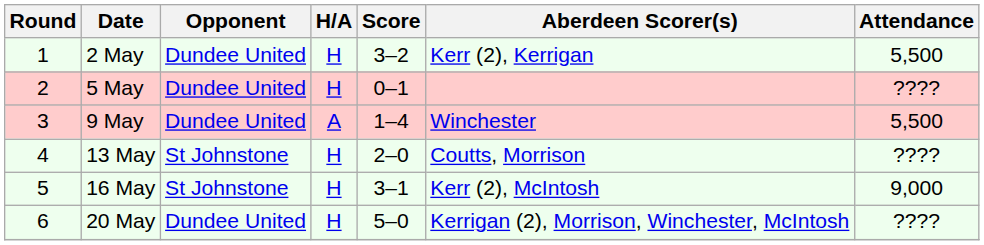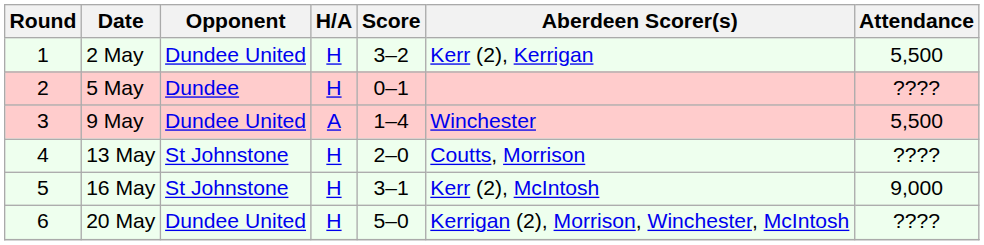(236, 88) Dundee United -> (202, 88) Dundee
